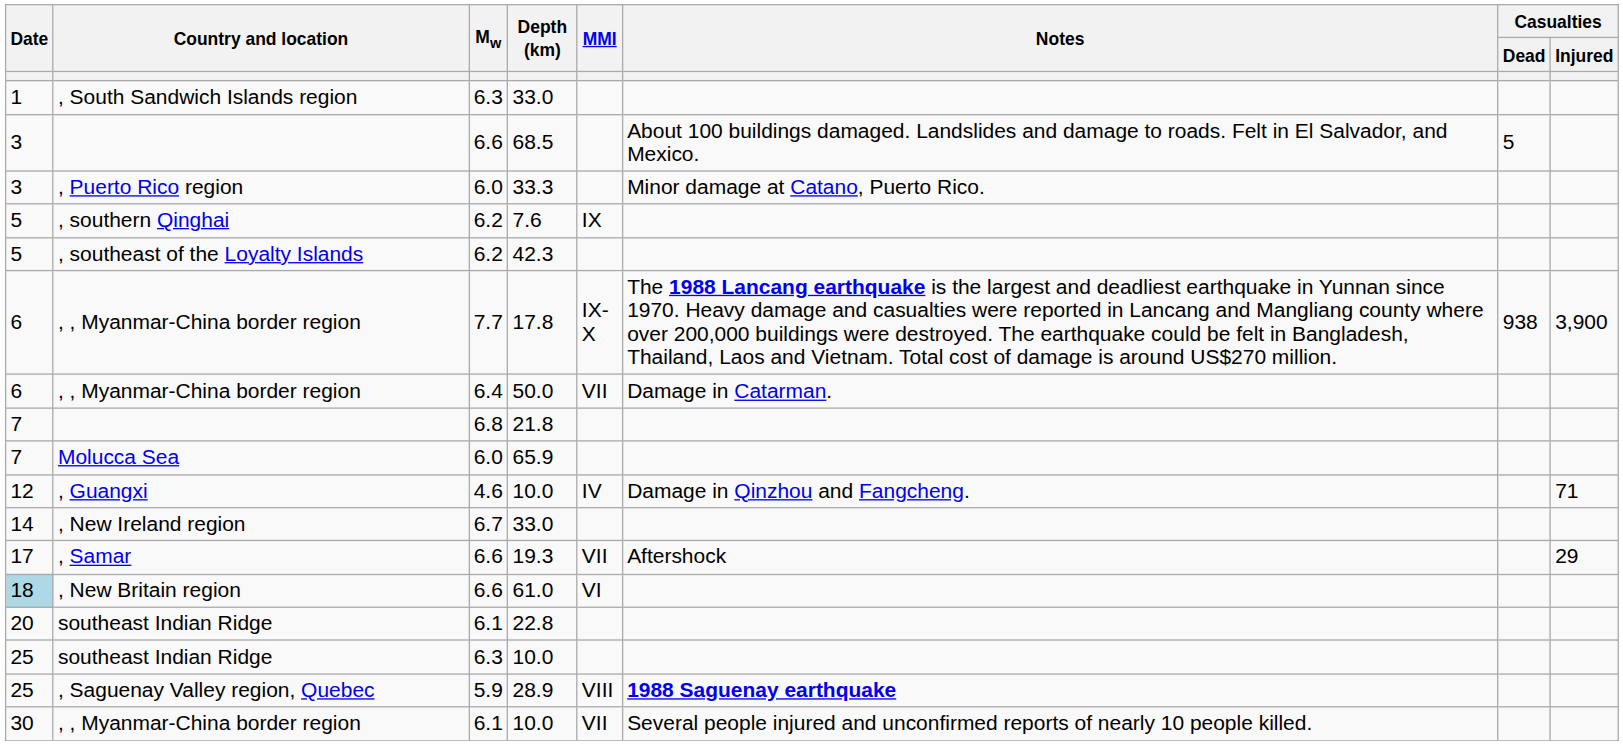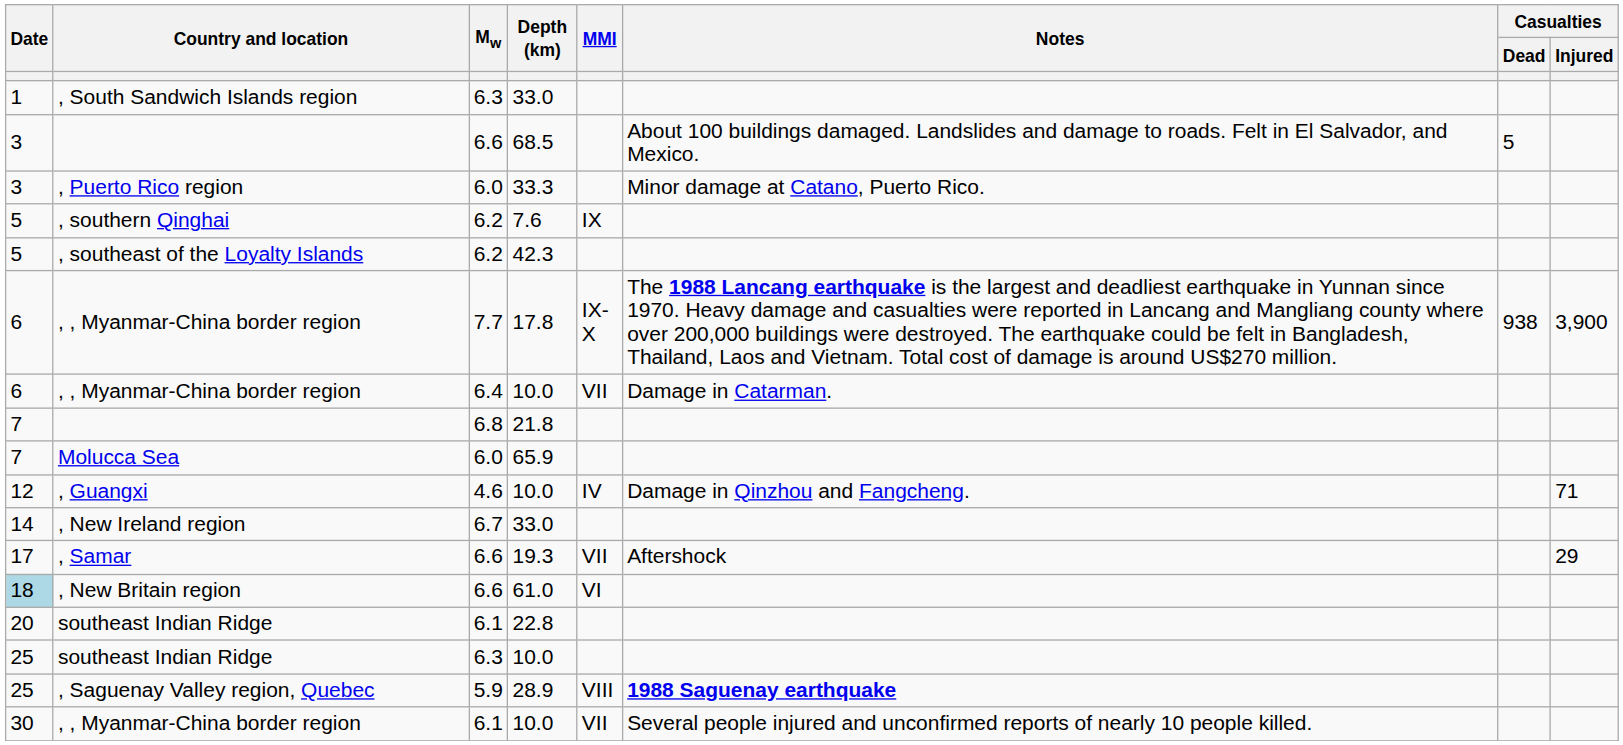(533, 391) 50.0 -> (533, 391) 10.0
